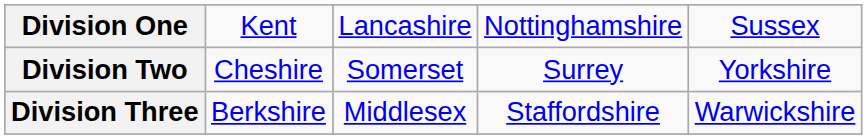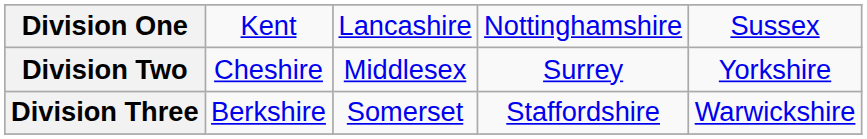(405, 69) Somerset -> (405, 69) Middlesex
(405, 112) Middlesex -> (405, 112) Somerset
